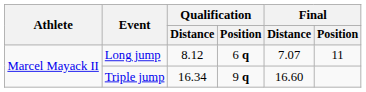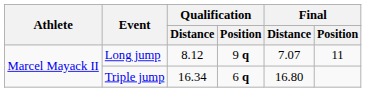(241, 56) 6 q -> (241, 56) 9 q
(241, 76) 9 q -> (241, 76) 6 q
(289, 76) 16.60 -> (289, 76) 16.80
